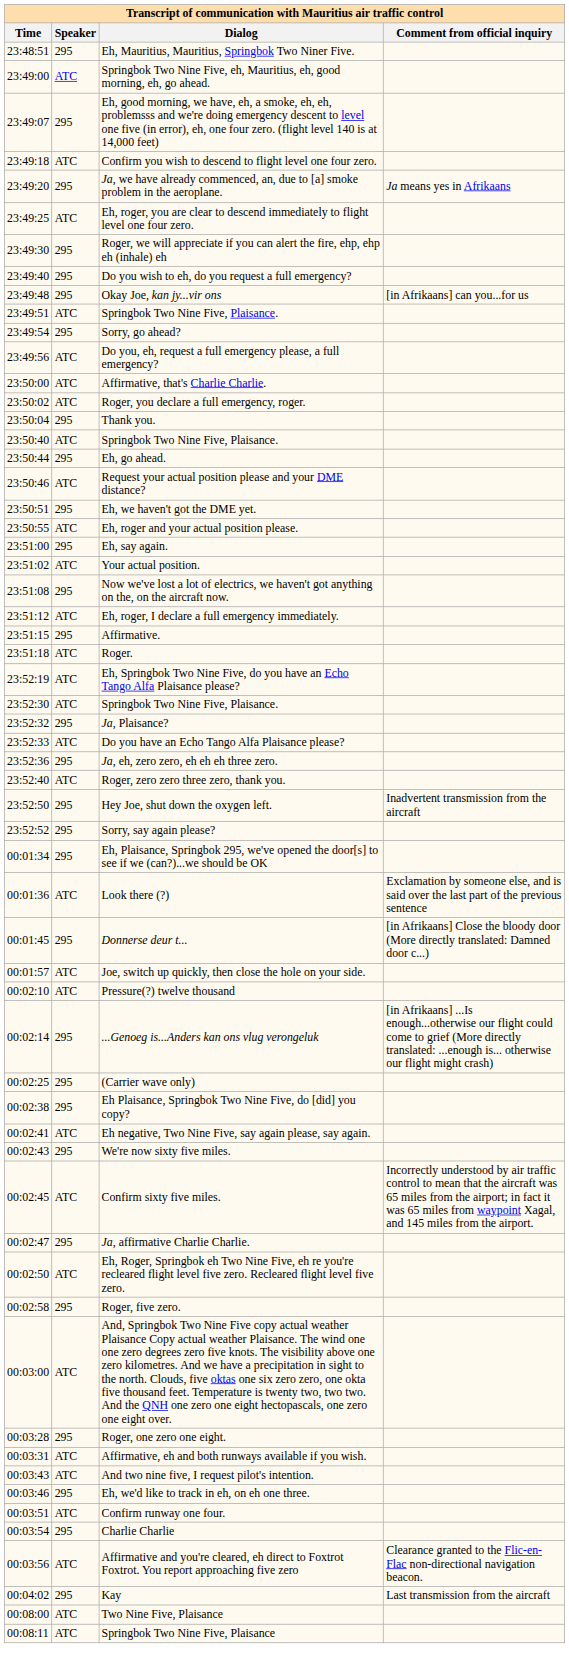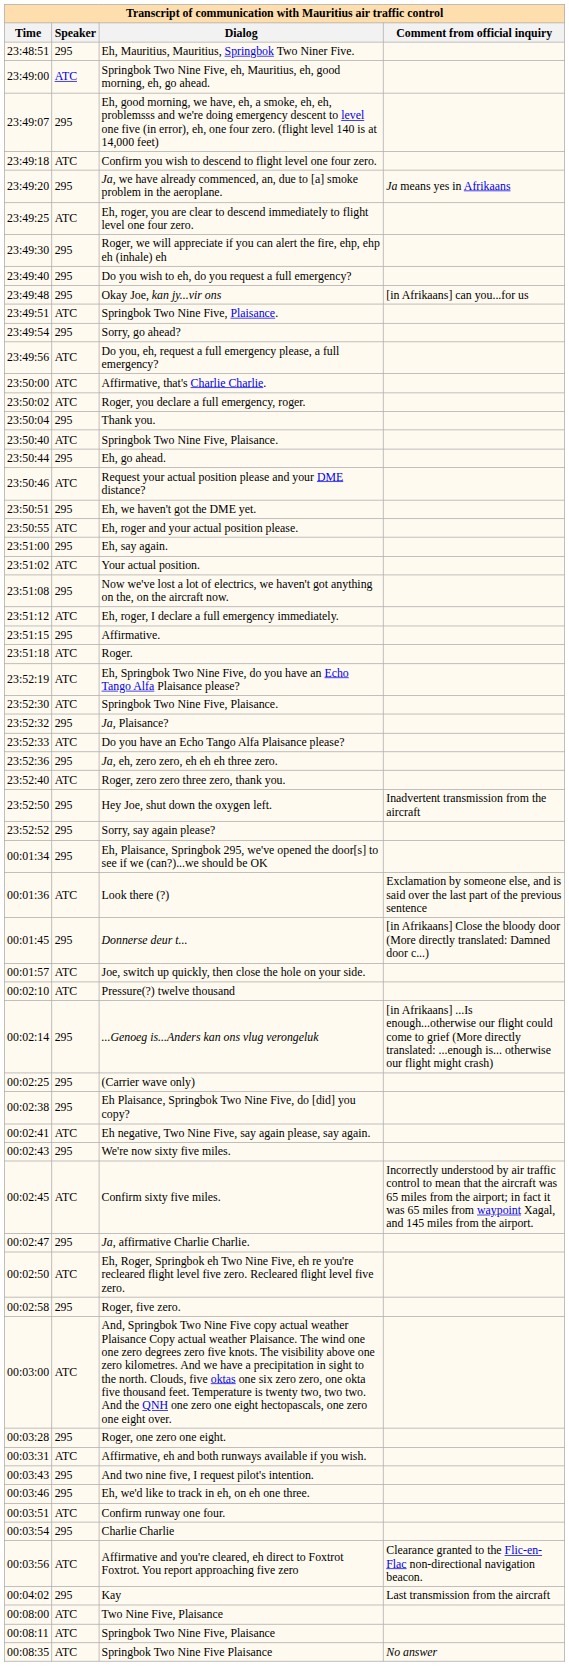(66, 1475) ATC -> (64, 1475) 295
+ row: (28, 1652)
